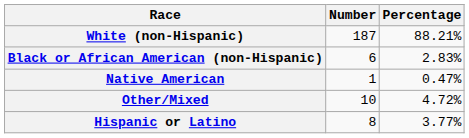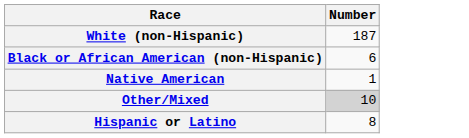- column: (422, 15)
(368, 101) no background -> (368, 101) lightgrey background
